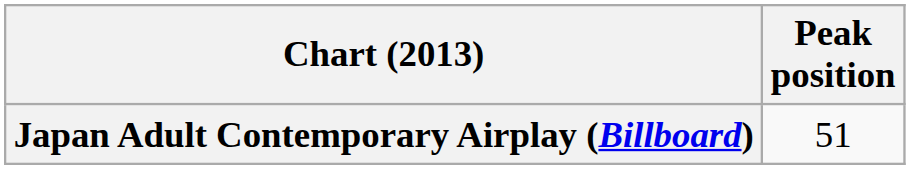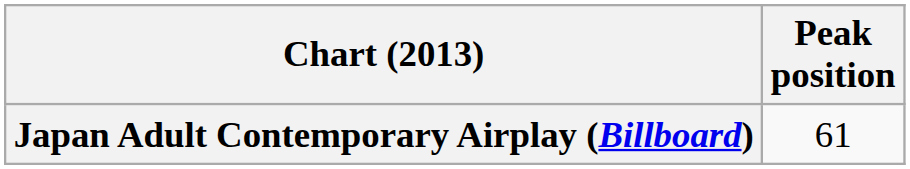(833, 133) 51 -> (833, 133) 61
